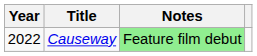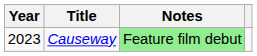(24, 39) 2022 -> (24, 39) 2023
